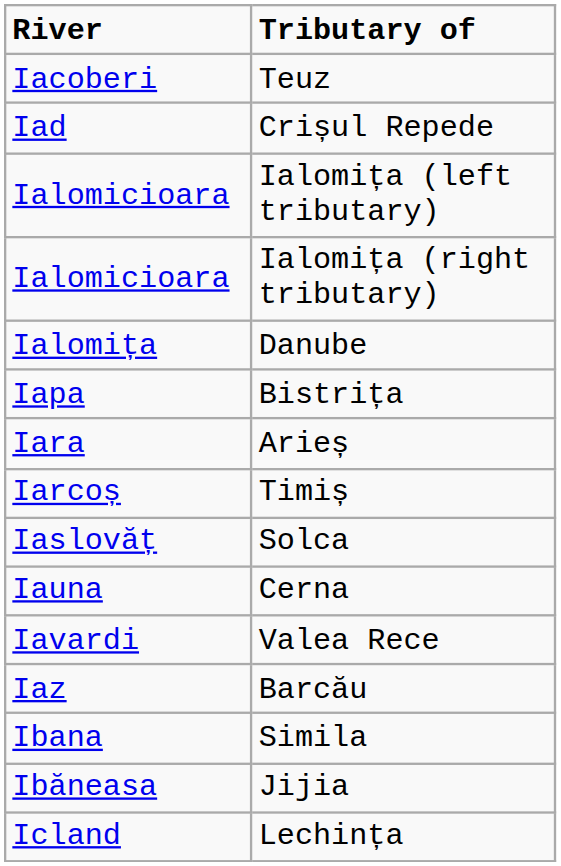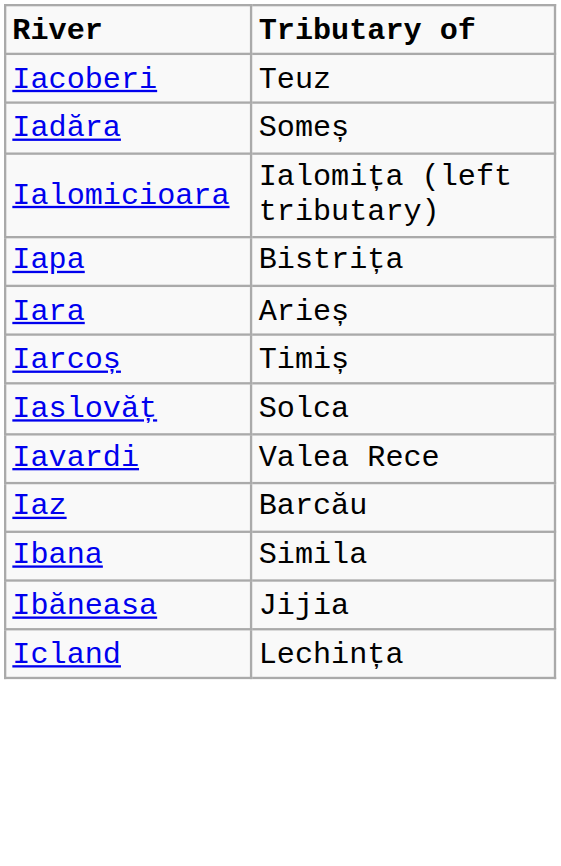- row: (376, 128)
+ row: (304, 128)
- row: (394, 279)
- row: (313, 345)
- row: (304, 591)
